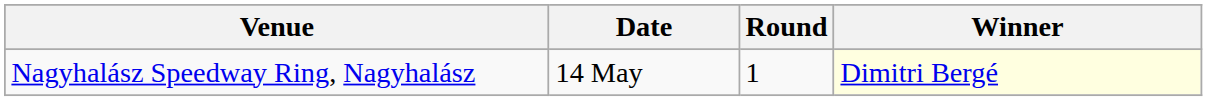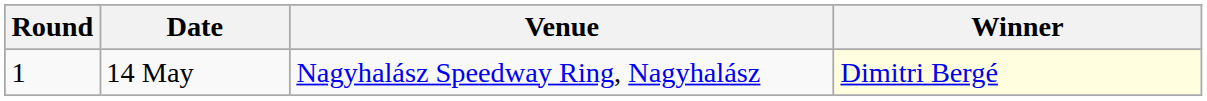columns swapped: (786, 26) <-> (277, 26)
